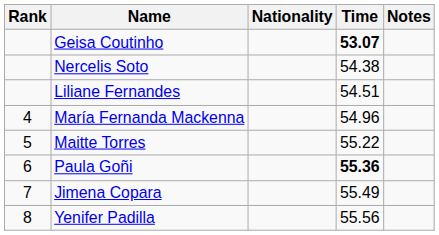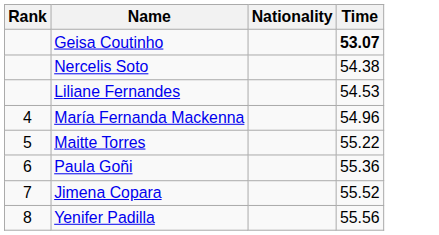- column: (409, 17)
(360, 92) 54.51 -> (360, 92) 54.53
(360, 167) bold -> (360, 167) normal
(360, 192) 55.49 -> (360, 192) 55.52
